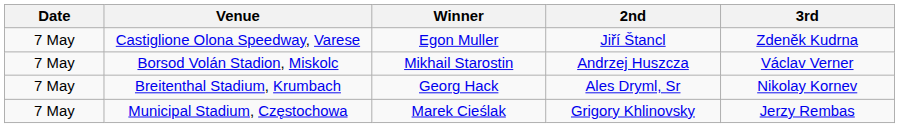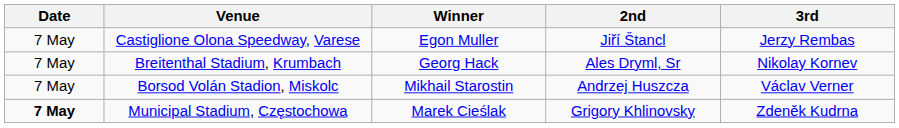(807, 39) Zdeněk Kudrna -> (807, 39) Jerzy Rembas
rows swapped: (238, 63) <-> (238, 87)
(54, 110) normal -> (54, 110) bold
(807, 110) Jerzy Rembas -> (807, 110) Zdeněk Kudrna
